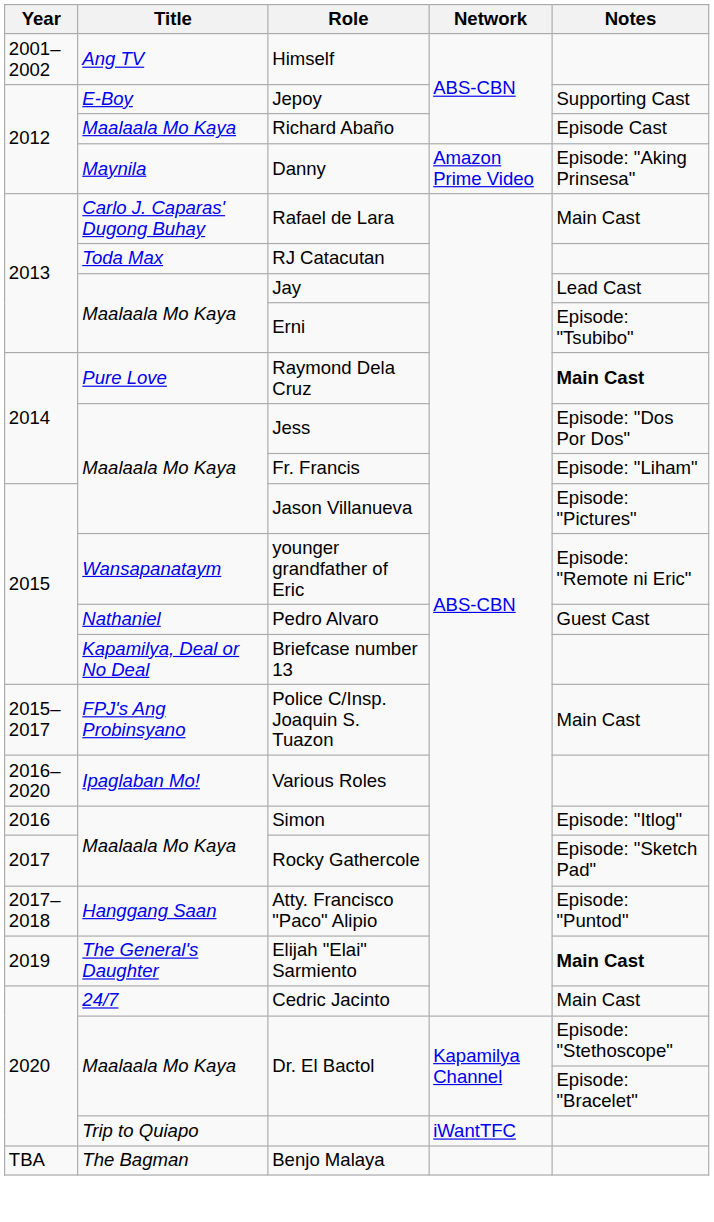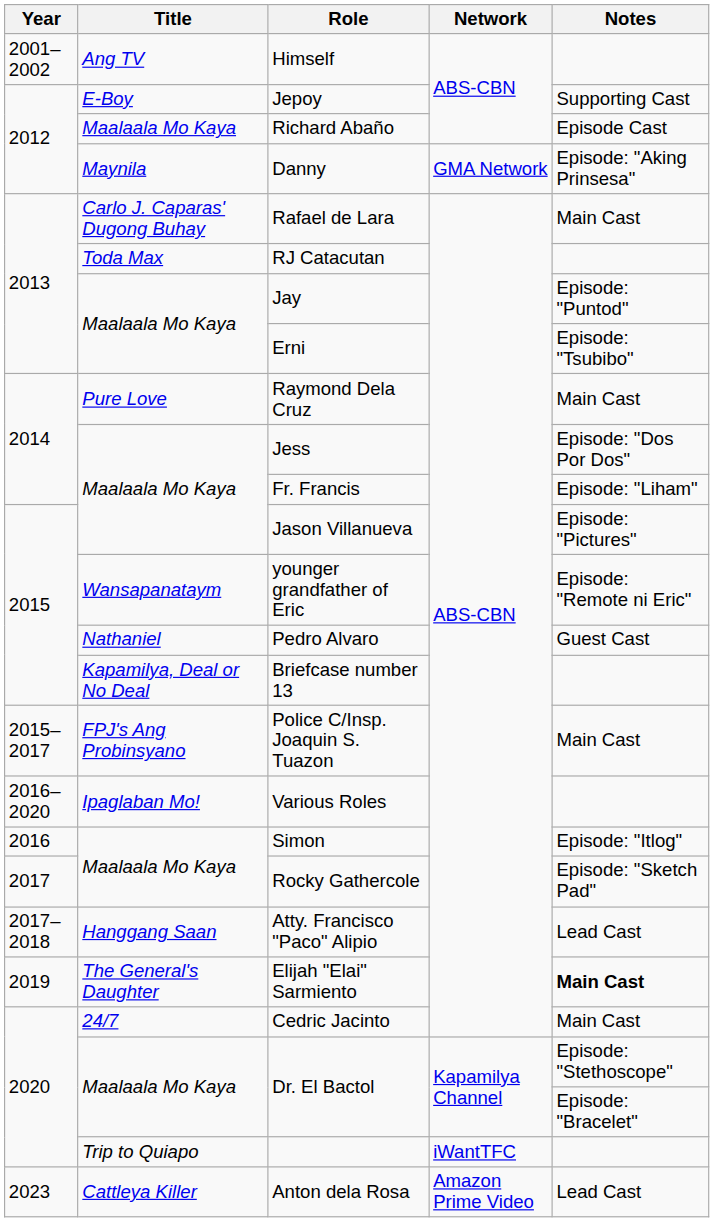(484, 168) Amazon Prime Video -> (490, 168) GMA Network
(599, 287) Lead Cast -> (593, 298) Episode: "Puntod"
(600, 378) bold -> (598, 398) normal
(593, 910) Episode: "Puntod" -> (599, 931) Lead Cast
+ row: (140, 1191)
- row: (135, 1160)
